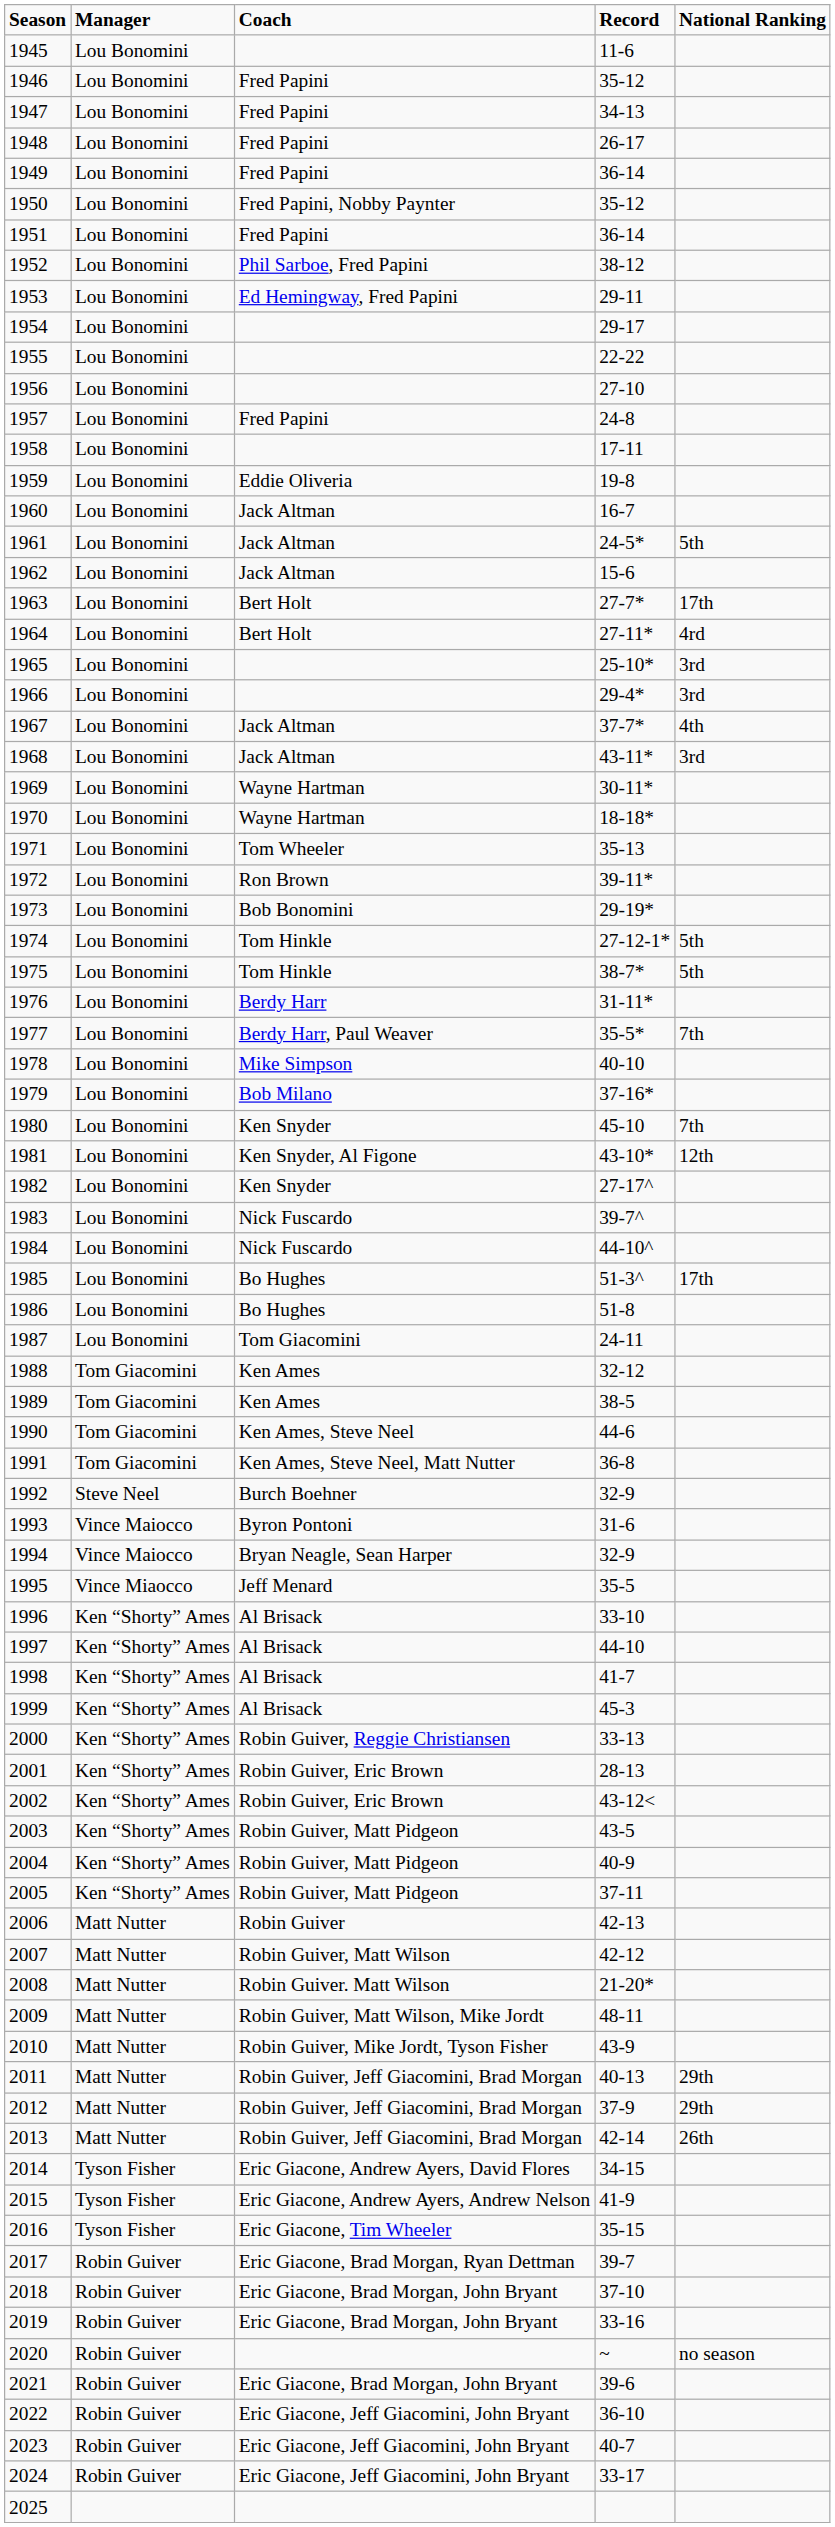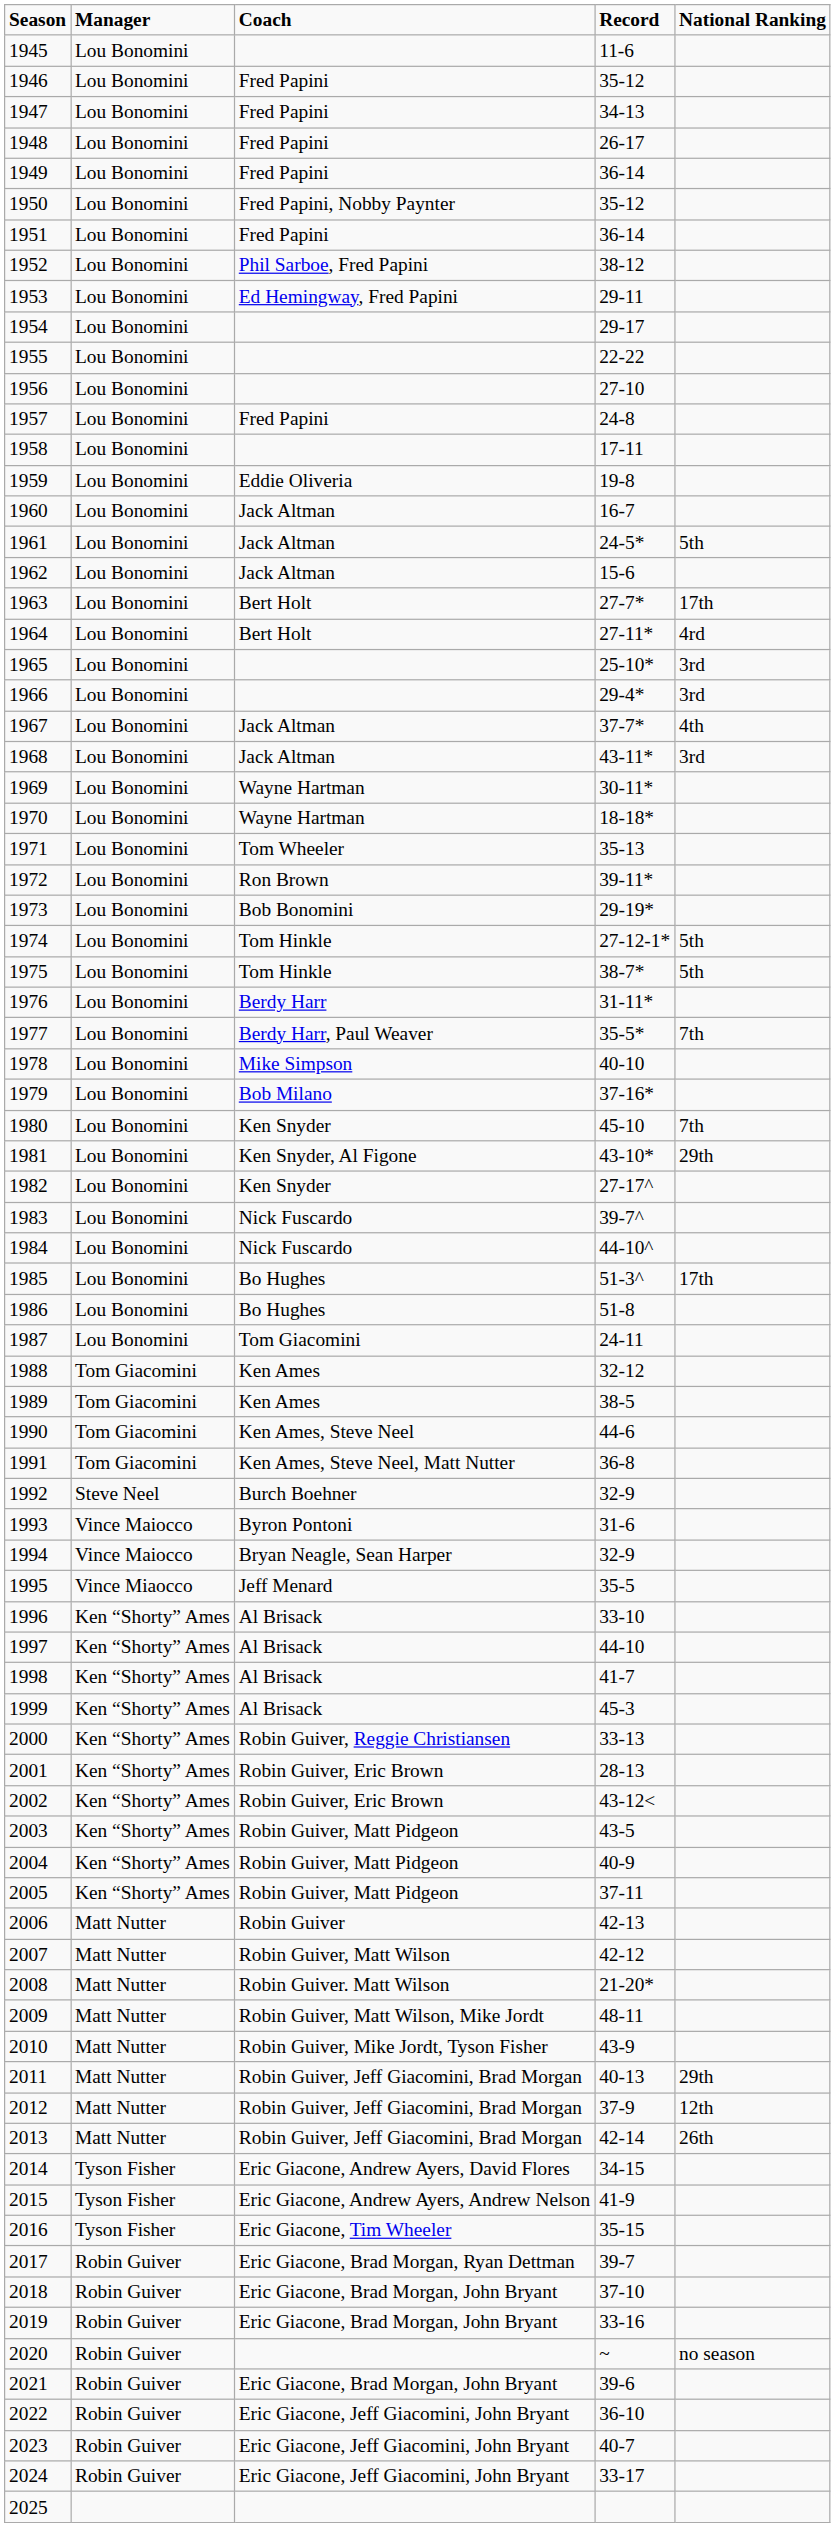(696, 1155) 12th -> (696, 1155) 29th
(696, 2107) 29th -> (696, 2107) 12th
